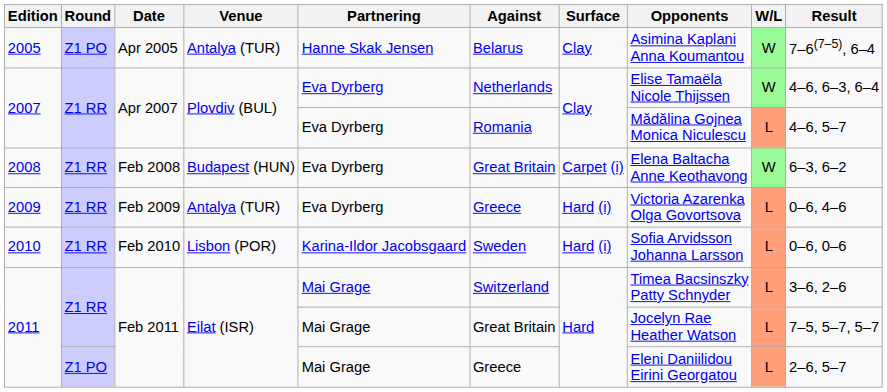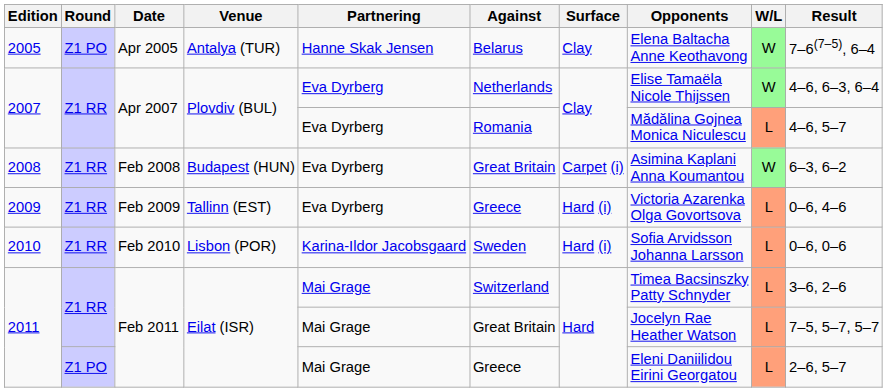(687, 47) Asimina Kaplani Anna Koumantou -> (689, 47) Elena Baltacha Anne Keothavong
(689, 167) Elena Baltacha Anne Keothavong -> (687, 167) Asimina Kaplani Anna Koumantou
(234, 207) Antalya (TUR) -> (229, 207) Tallinn (EST)
